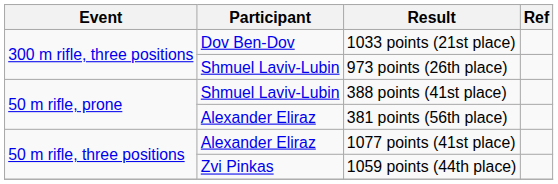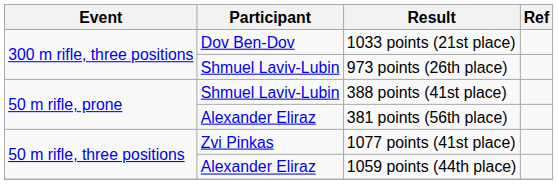(258, 142) Alexander Eliraz -> (237, 142) Zvi Pinkas
(237, 167) Zvi Pinkas -> (258, 167) Alexander Eliraz
